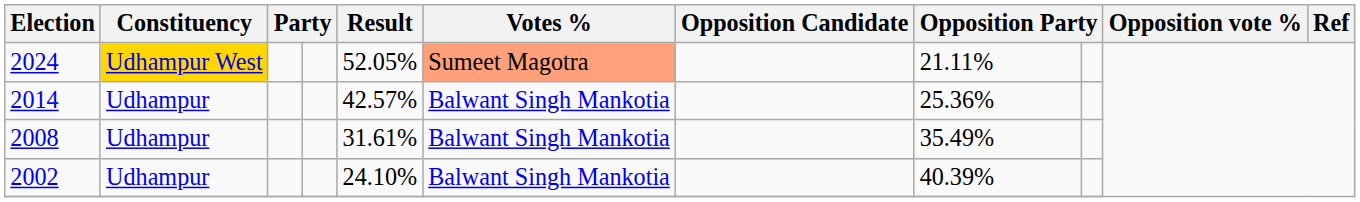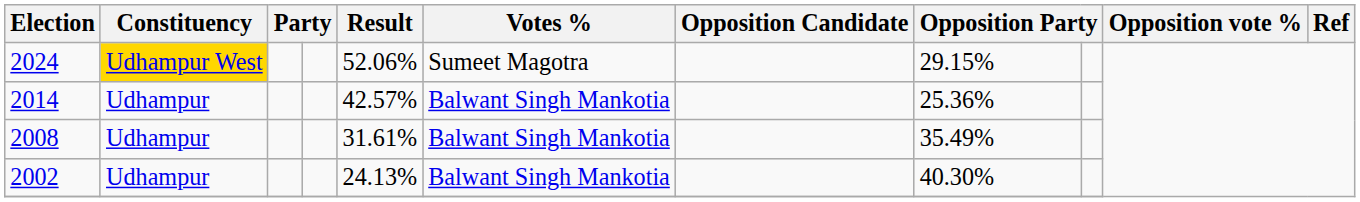(380, 61) 52.05% -> (380, 61) 52.06%
(508, 61) lightsalmon background -> (508, 61) no background
(956, 61) 21.11% -> (957, 61) 29.15%
(380, 176) 24.10% -> (380, 176) 24.13%
(957, 176) 40.39% -> (957, 176) 40.30%
